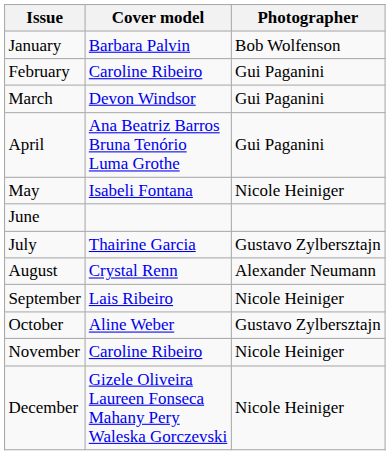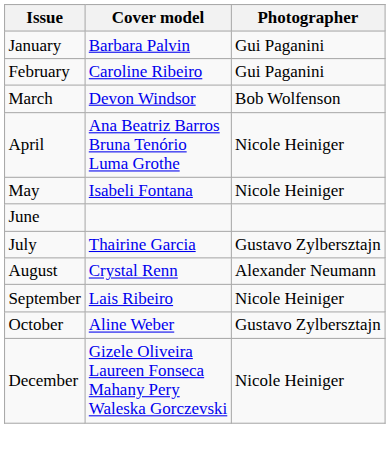(288, 44) Bob Wolfenson -> (280, 44) Gui Paganini
(280, 98) Gui Paganini -> (288, 98) Bob Wolfenson
(280, 144) Gui Paganini -> (289, 144) Nicole Heiniger
- row: (44, 351)
